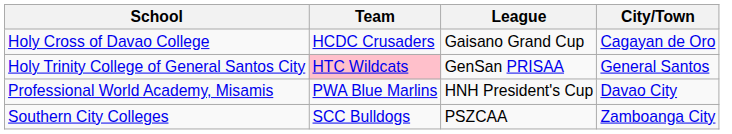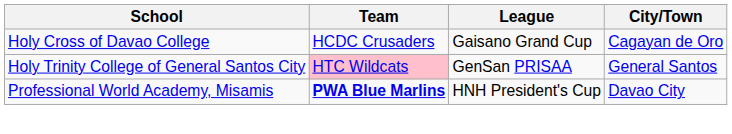(375, 91) normal -> (379, 91) bold
- row: (88, 116)
